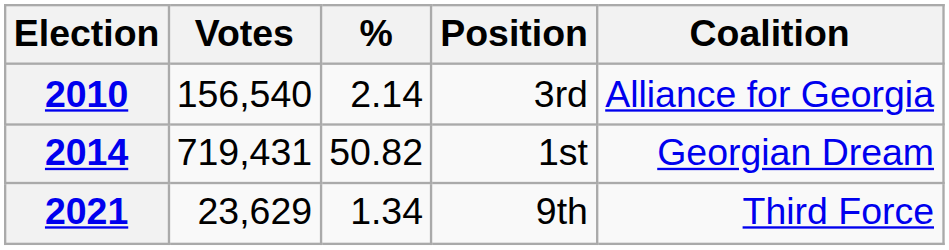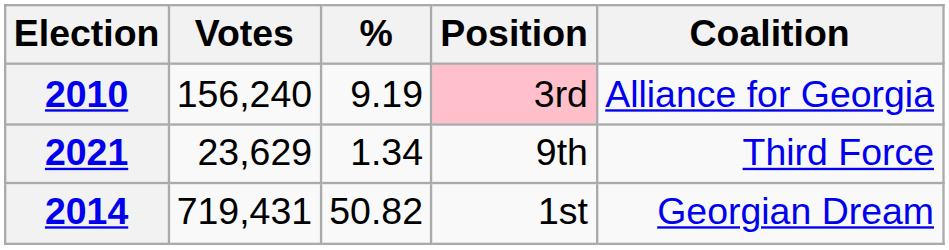(244, 93) 156,540 -> (244, 93) 156,240
(387, 93) 2.14 -> (387, 93) 9.19
(561, 93) no background -> (561, 93) pink background
rows swapped: (87, 152) <-> (87, 212)
